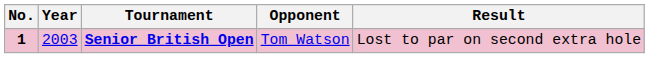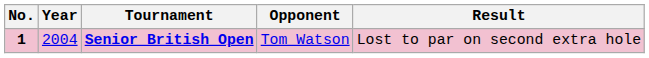(60, 41) 2003 -> (60, 41) 2004
